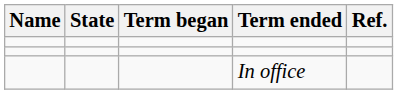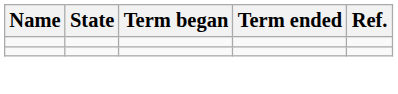- row: (35, 72)
